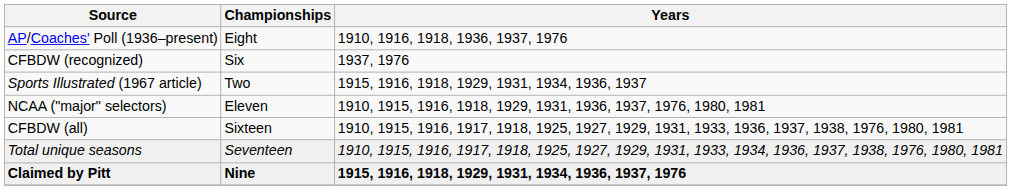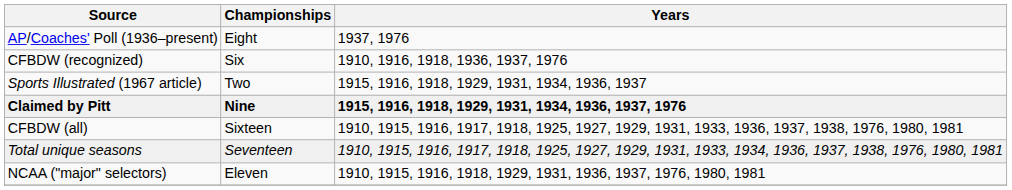(453, 38) 1910, 1916, 1918, 1936, 1937, 1976 -> (373, 38) 1937, 1976
(373, 60) 1937, 1976 -> (453, 60) 1910, 1916, 1918, 1936, 1937, 1976
rows swapped: (87, 106) <-> (59, 173)
